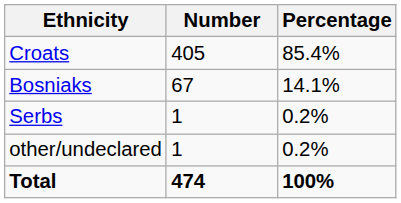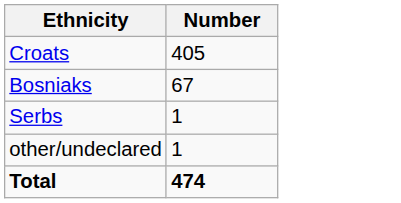- column: (337, 20)
